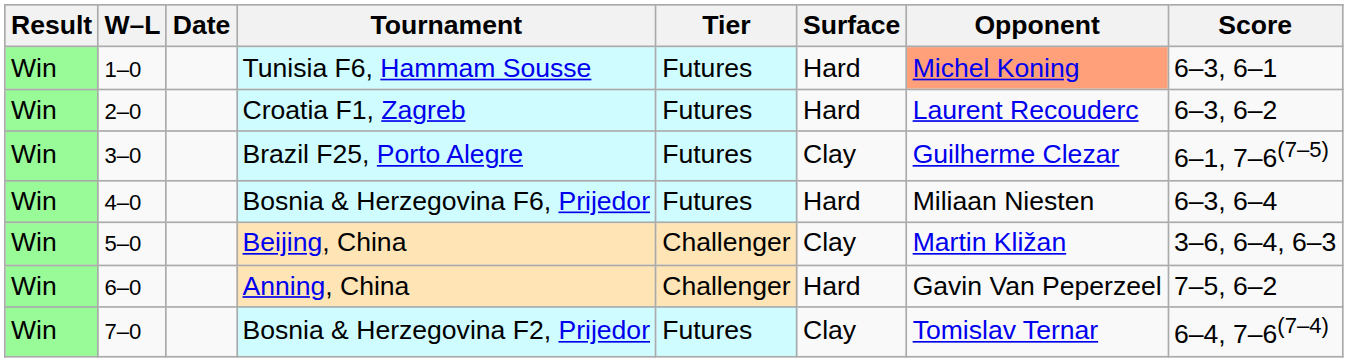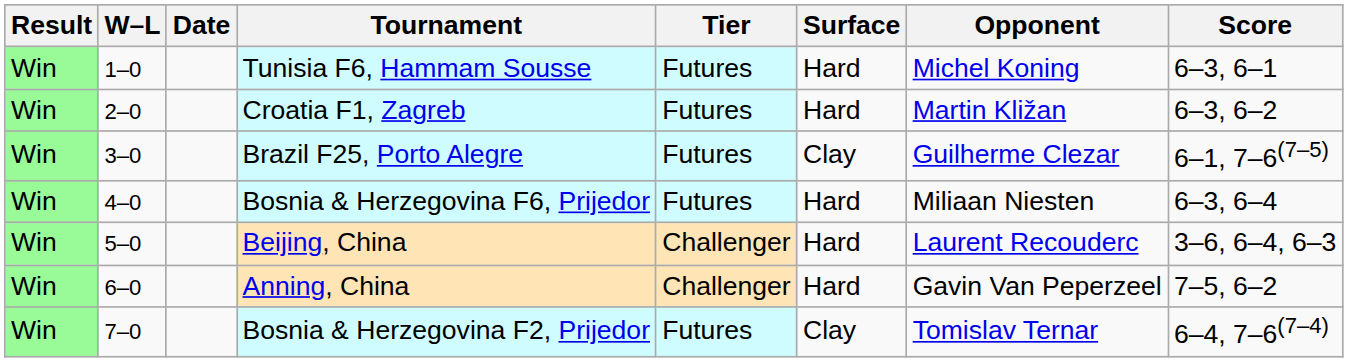(996, 67) lightsalmon background -> (996, 67) no background
(1026, 109) Laurent Recouderc -> (989, 109) Martin Kližan
(830, 243) Clay -> (832, 243) Hard
(989, 243) Martin Kližan -> (1026, 243) Laurent Recouderc
